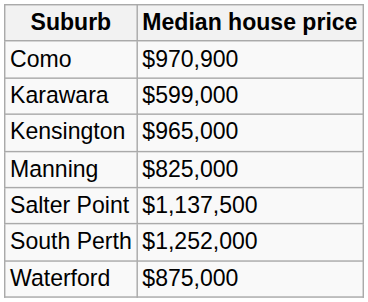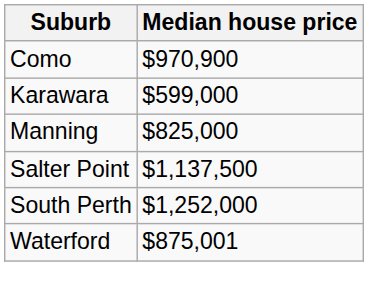- row: (68, 132)
(190, 278) $875,000 -> (190, 242) $875,001
